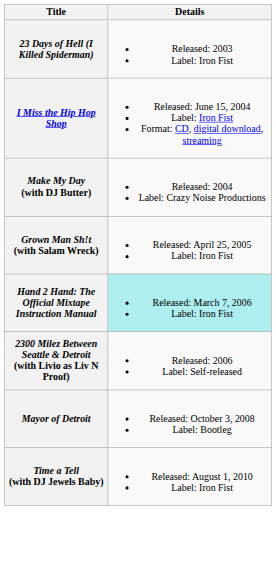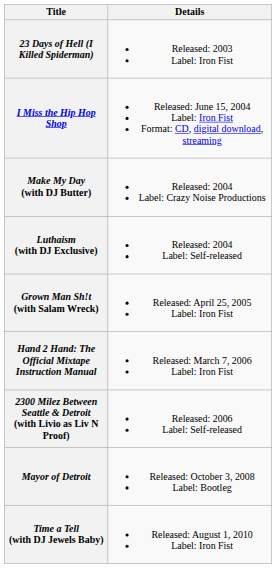+ row: (56, 245)
(190, 308) paleturquoise background -> (190, 366) no background
